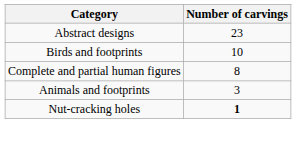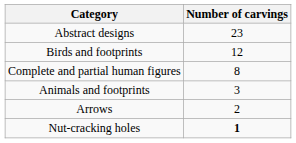(237, 52) 10 -> (237, 52) 12
+ row: (94, 109)
